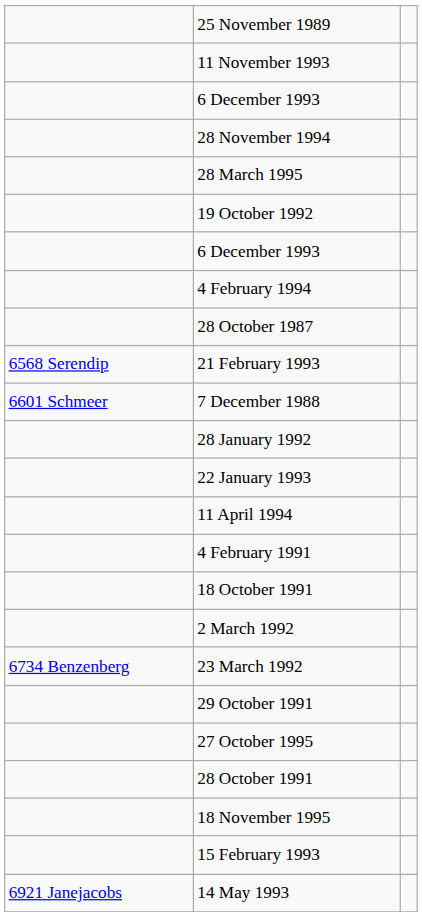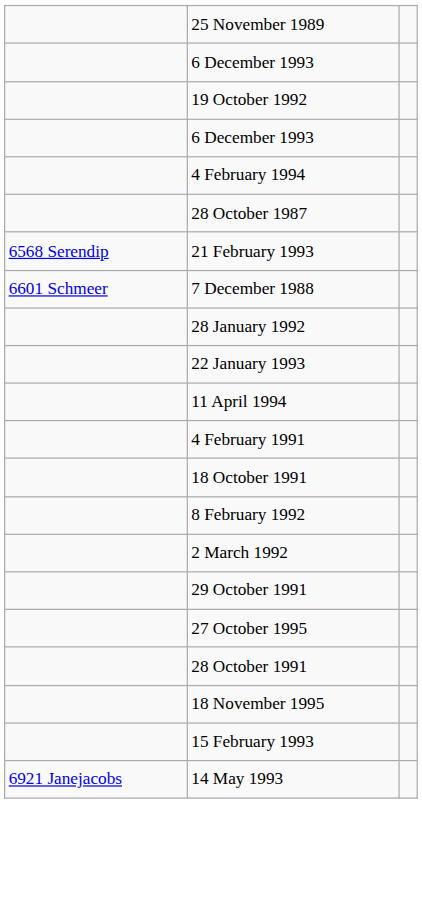- row: (99, 62)
- row: (99, 138)
- row: (99, 176)
+ row: (96, 515)
- row: (69, 665)
